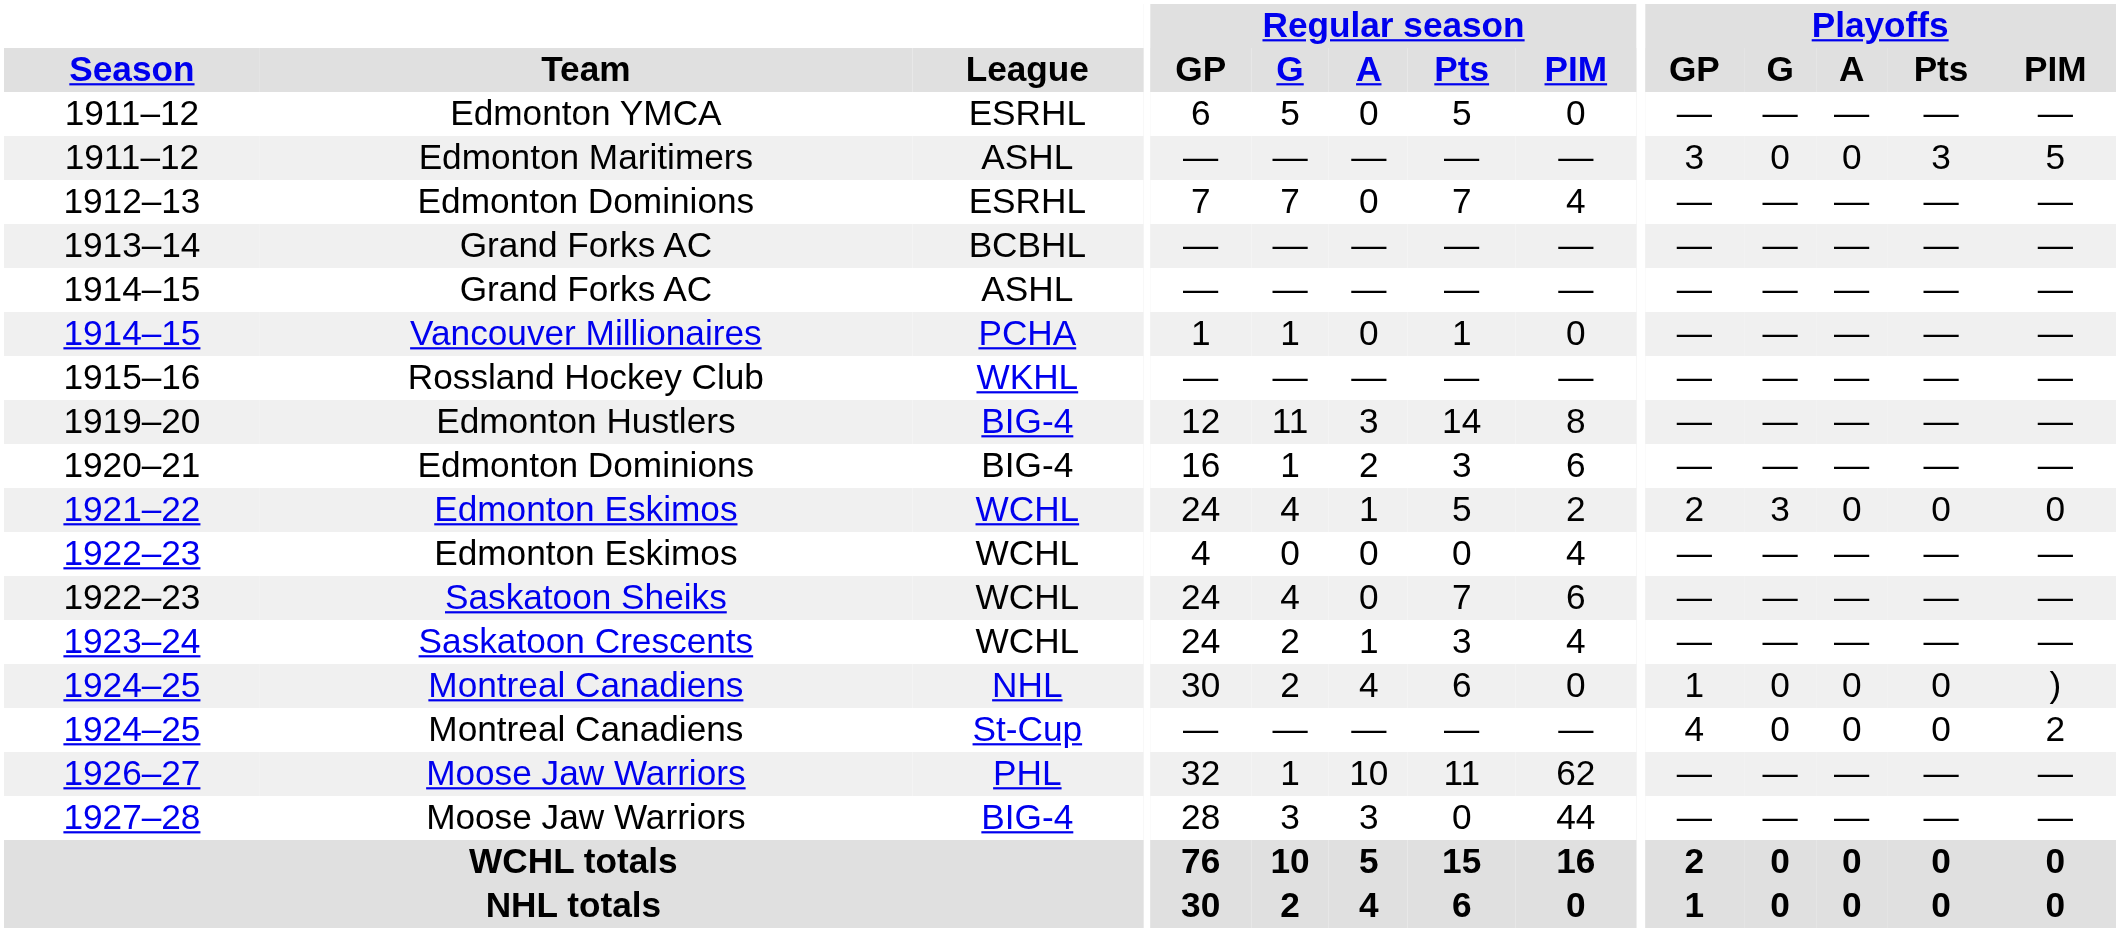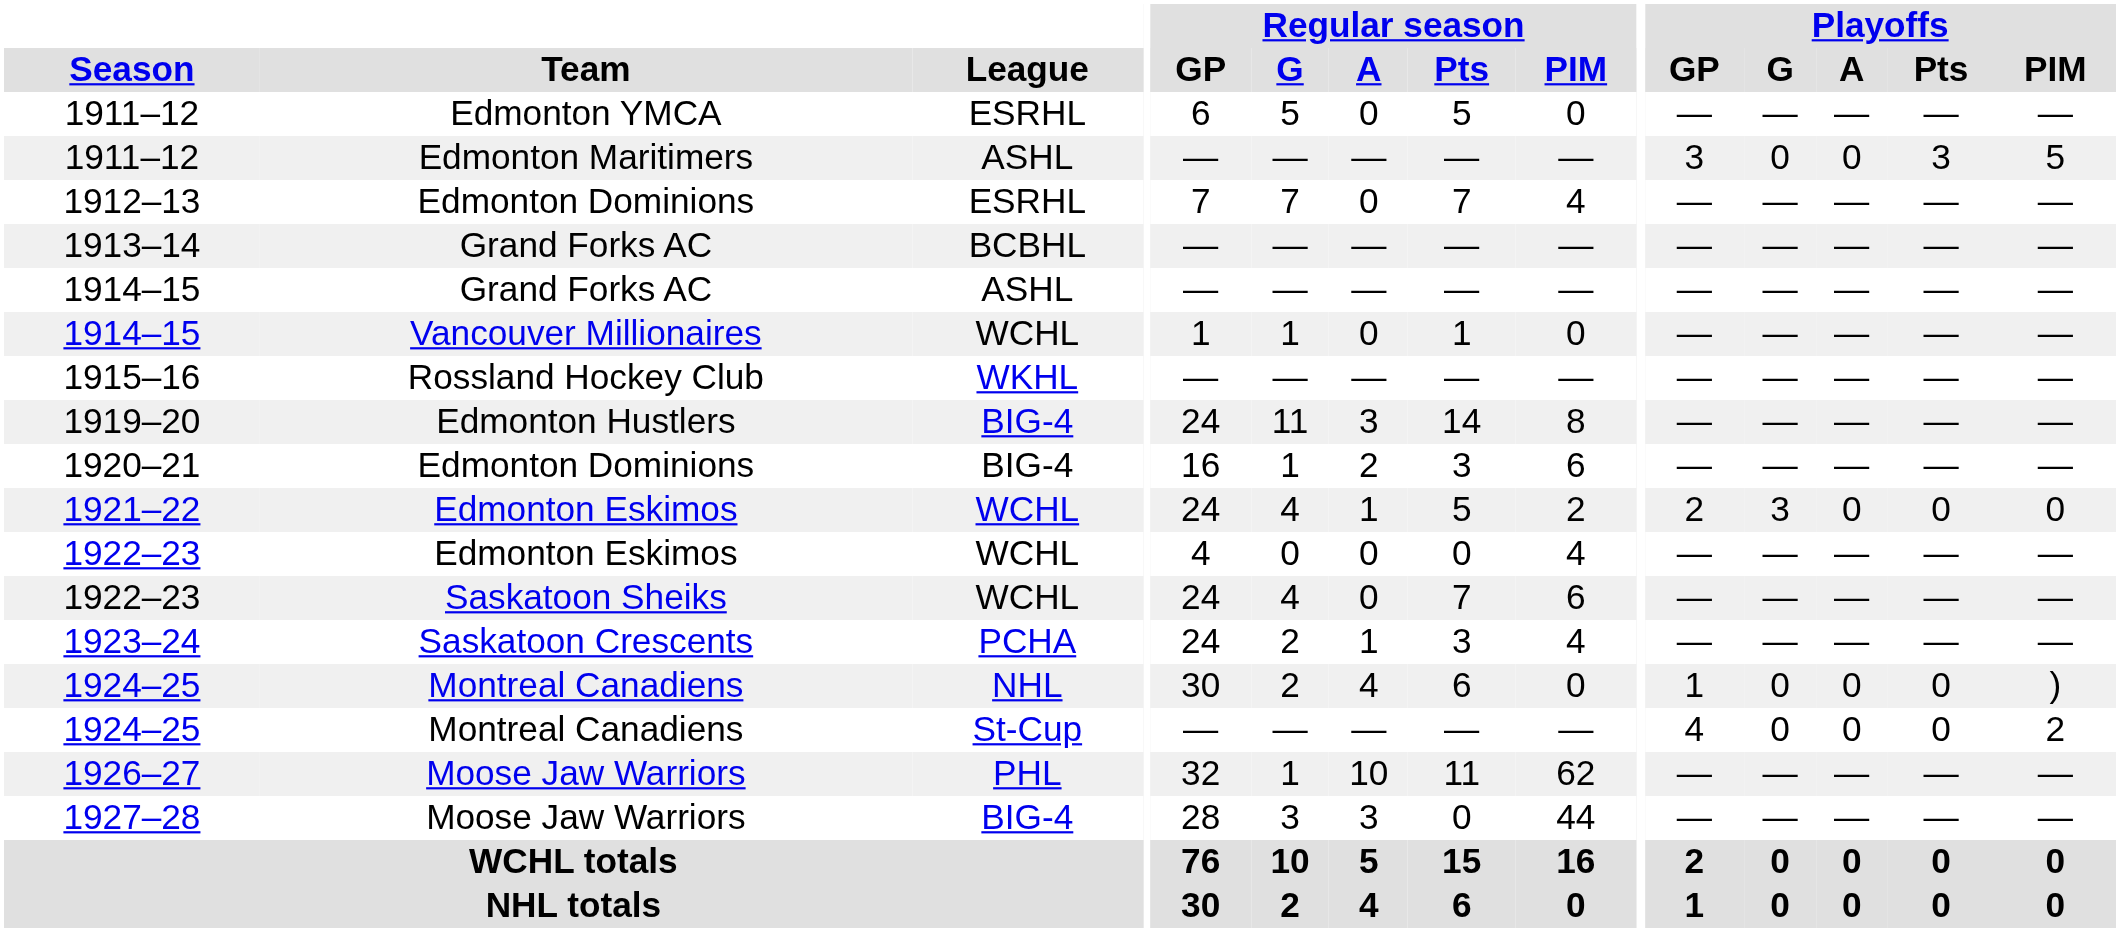(1027, 333) PCHA -> (1027, 333) WCHL
(1201, 421) 12 -> (1201, 421) 24
(1027, 641) WCHL -> (1027, 641) PCHA
